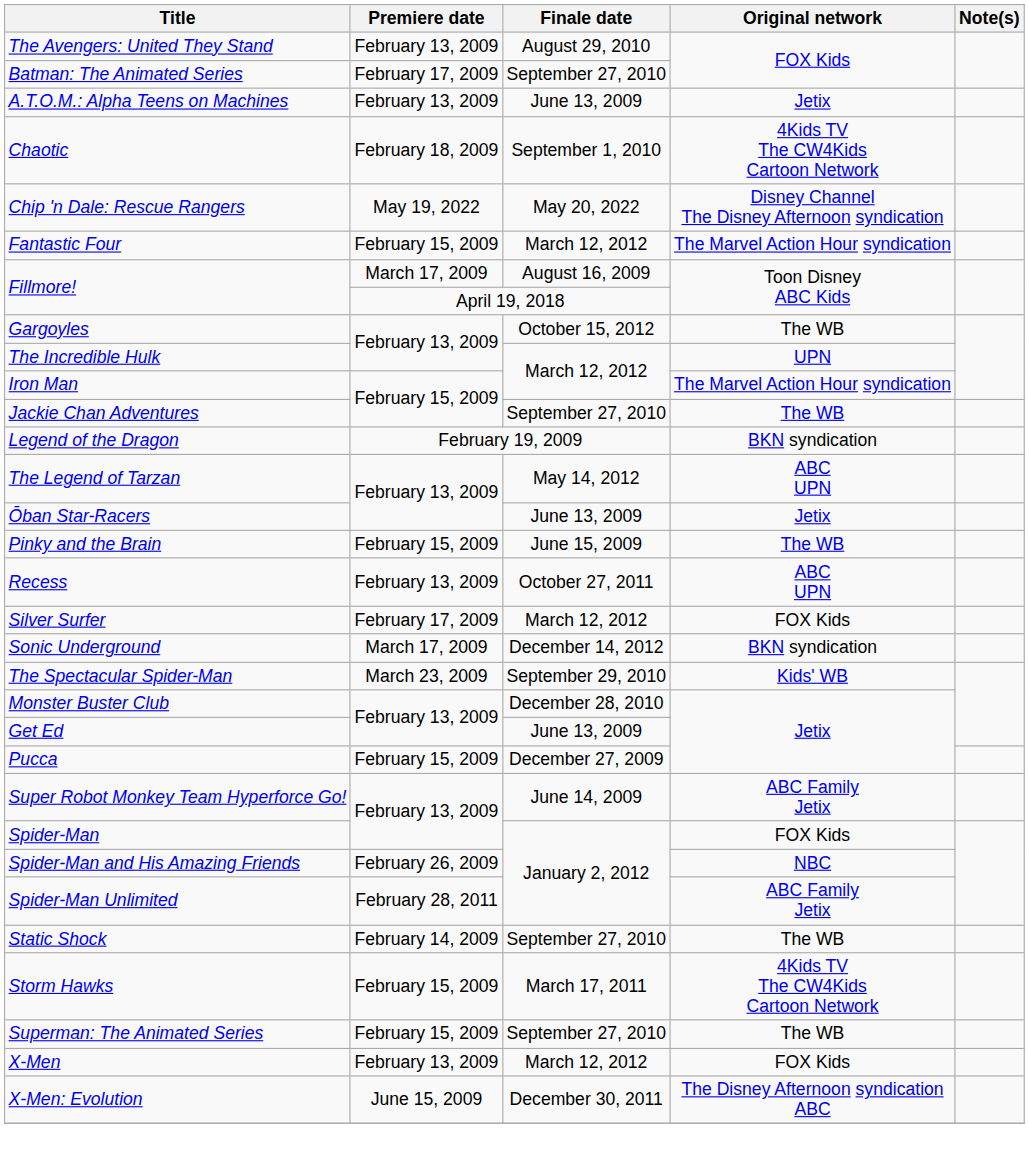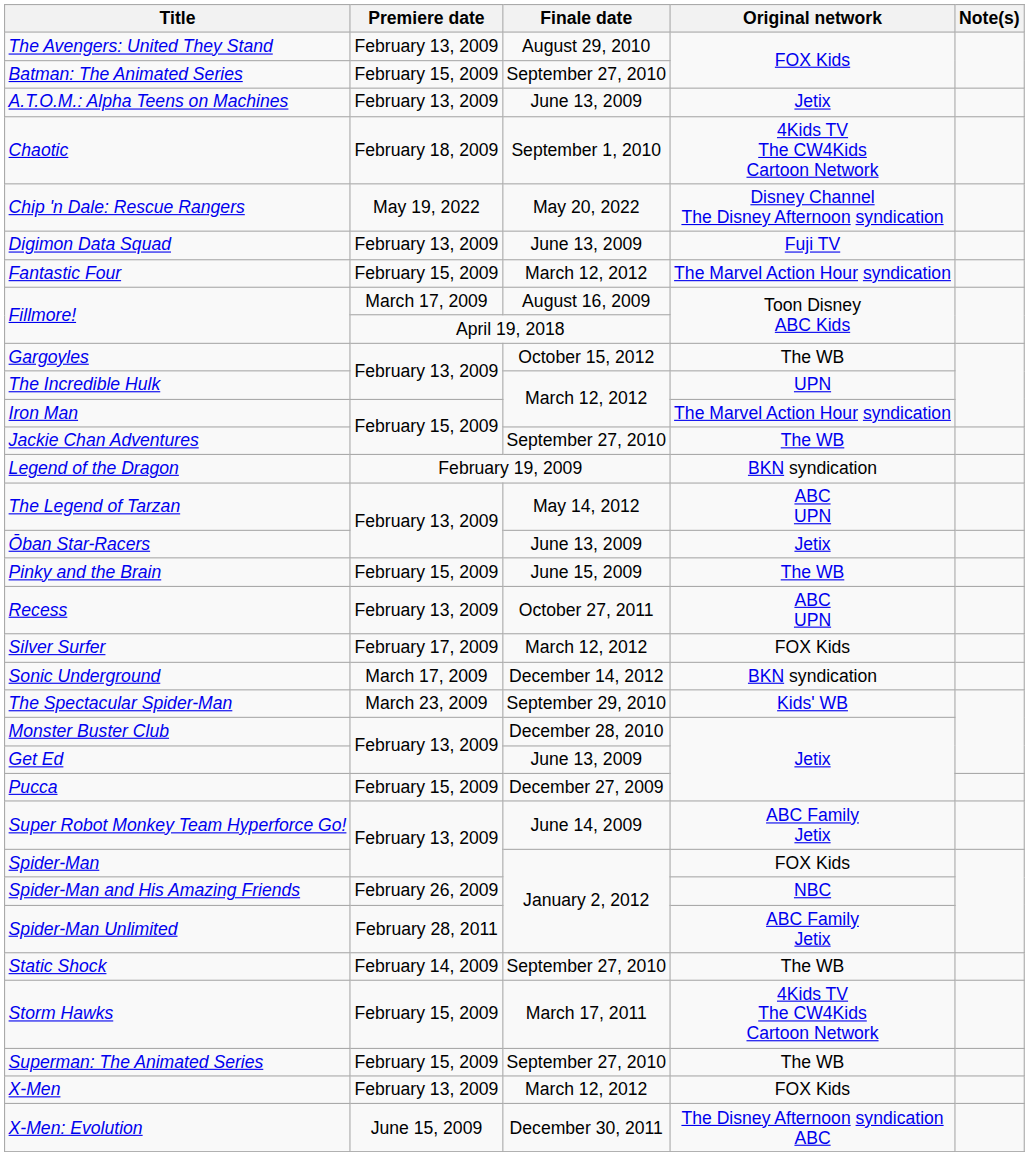(426, 74) February 17, 2009 -> (426, 74) February 15, 2009
+ row: (90, 245)
